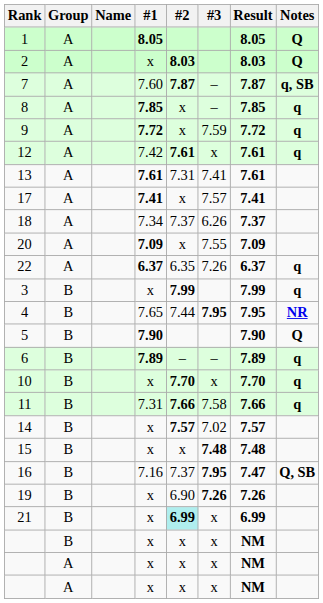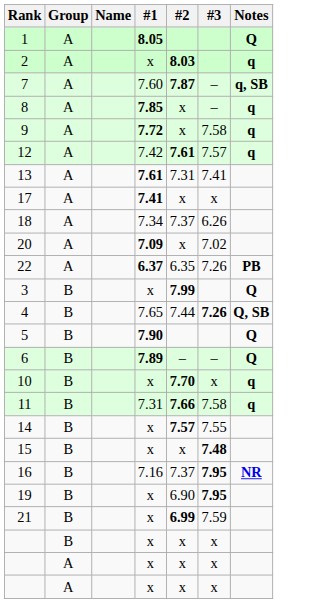- column: (253, 15)
(297, 61) Q -> (251, 61) q
(214, 130) 7.59 -> (214, 130) 7.58
(214, 152) x -> (214, 152) 7.57
(214, 198) 7.57 -> (214, 198) x
(214, 244) 7.55 -> (214, 244) 7.02
(297, 267) q -> (251, 267) PB
(297, 289) q -> (251, 289) Q
(214, 312) 7.95 -> (214, 312) 7.26
(297, 312) NR -> (251, 312) Q, SB
(297, 358) q -> (251, 358) Q
(214, 426) 7.02 -> (214, 426) 7.55
(297, 472) Q, SB -> (251, 472) NR
(214, 495) 7.26 -> (214, 495) 7.95
(182, 518) paleturquoise background -> (182, 518) no background
(214, 518) x -> (214, 518) 7.59
